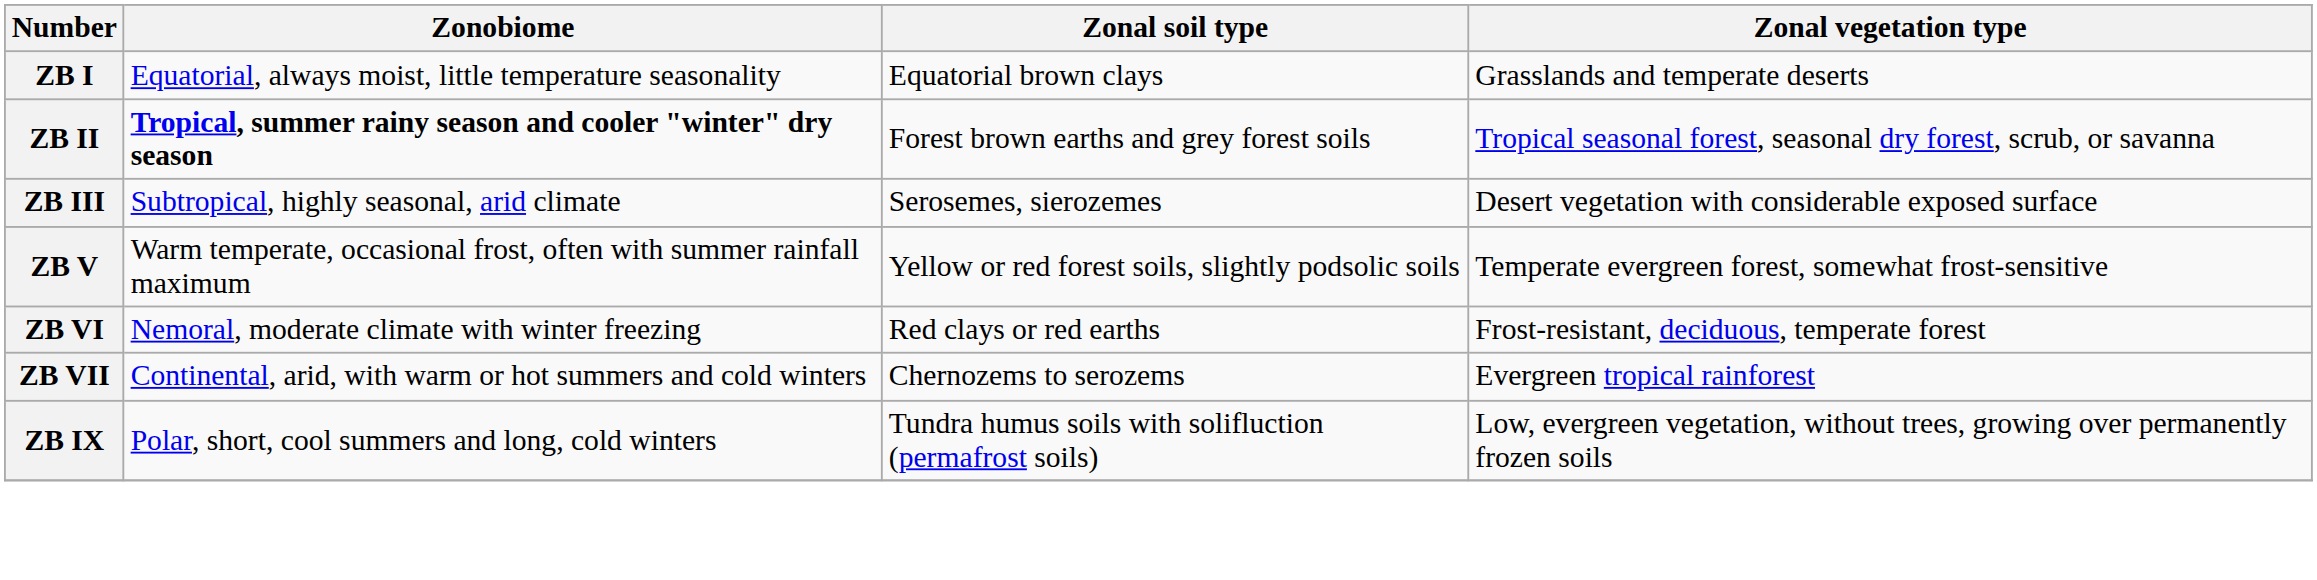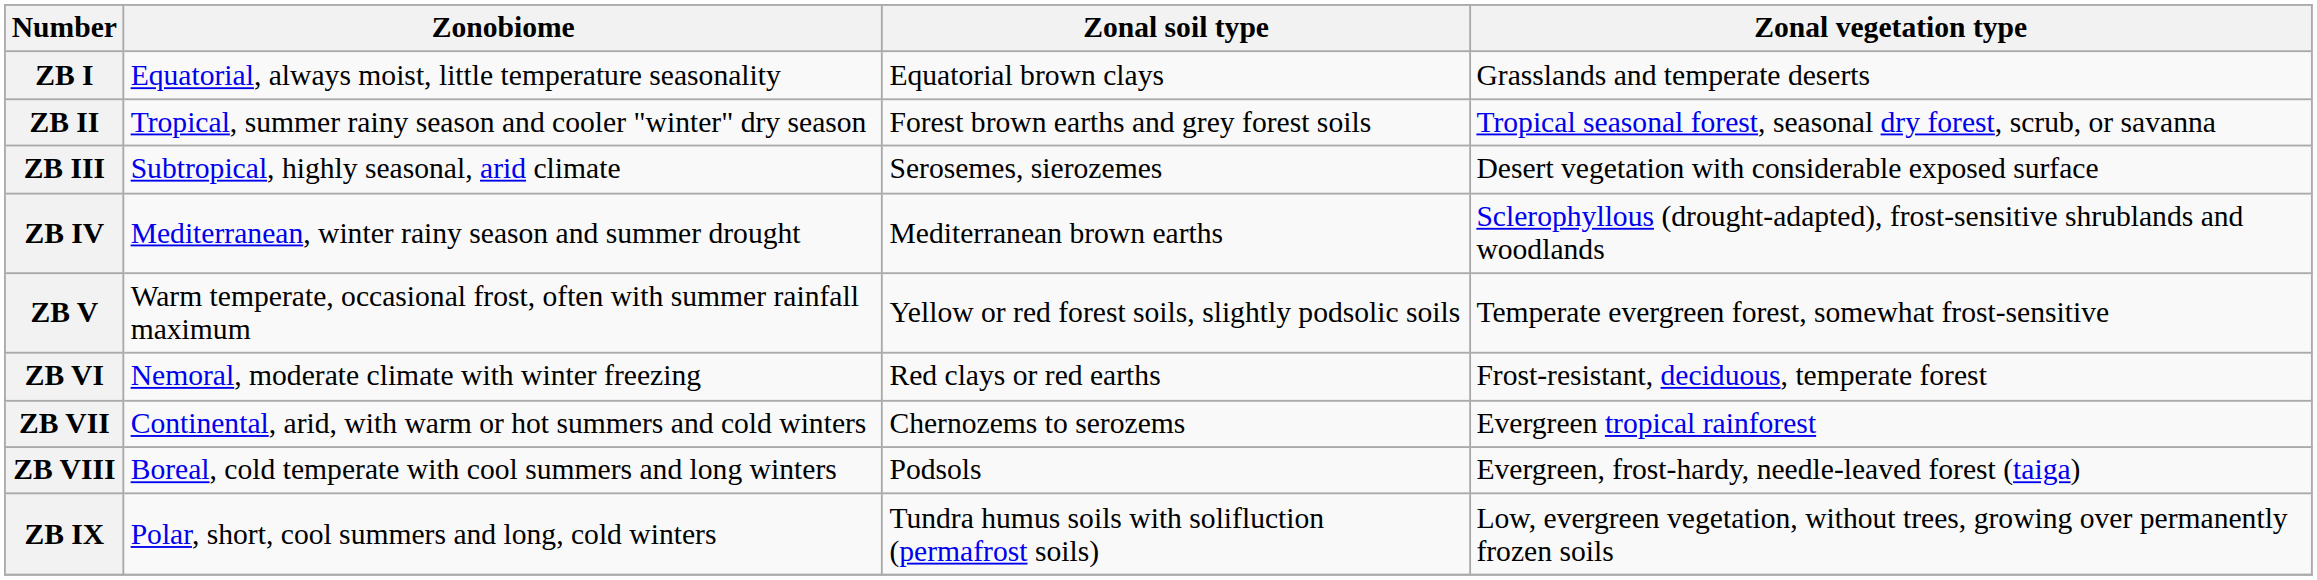(481, 138) bold -> (499, 121) normal
+ row: (64, 232)
+ row: (64, 470)
